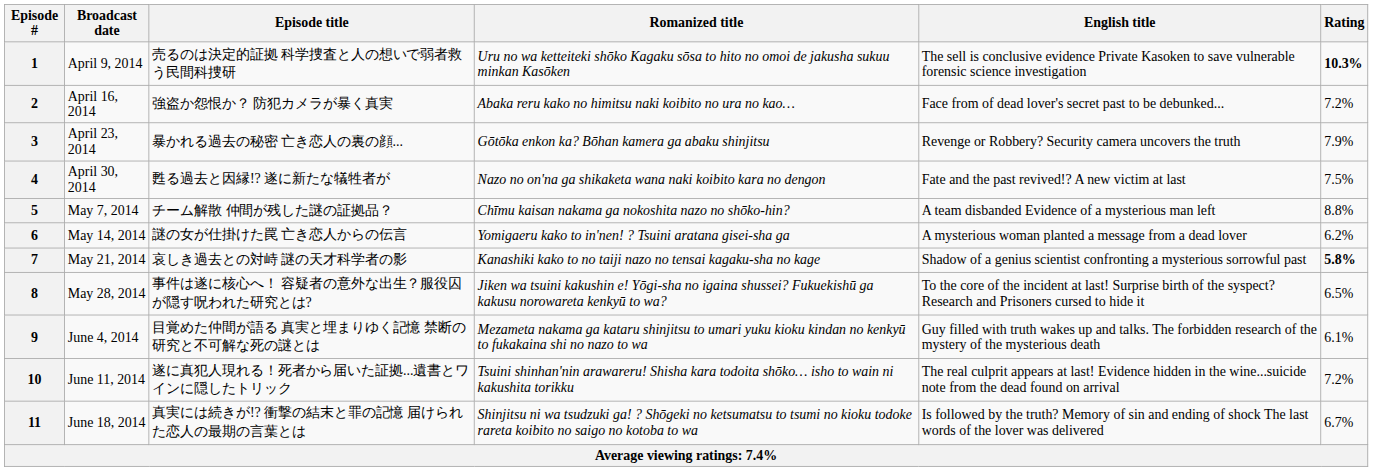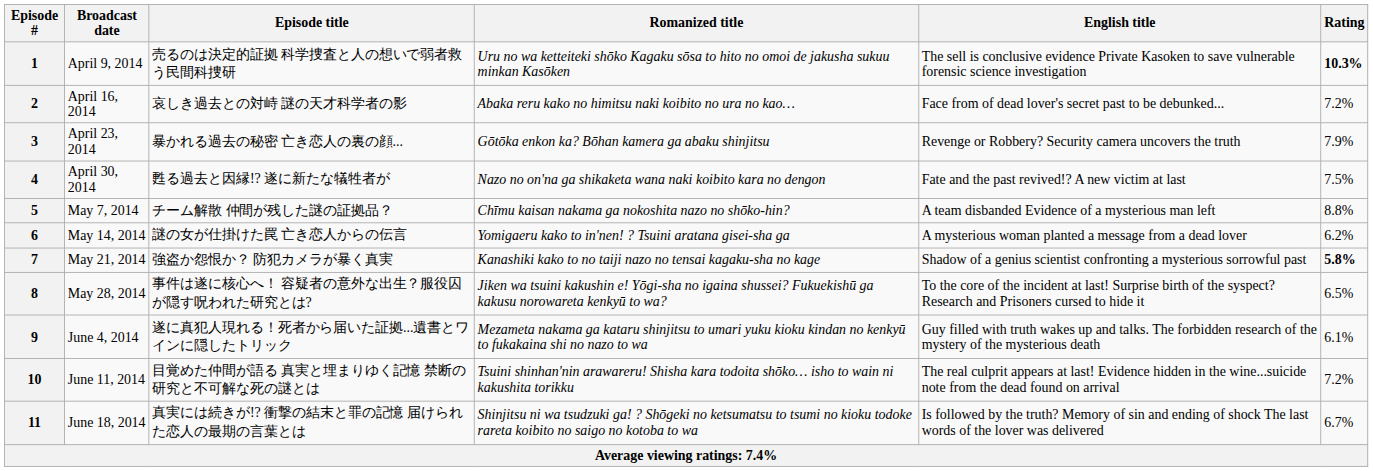(273, 103) 強盗か怨恨か？ 防犯カメラが暴く真実 -> (279, 103) 哀しき過去との対峙 謎の天才科学者の影
(279, 259) 哀しき過去との対峙 謎の天才科学者の影 -> (273, 259) 強盗か怨恨か？ 防犯カメラが暴く真実
(309, 336) 目覚めた仲間が語る 真実と埋まりゆく記憶 禁断の研究と不可解な死の謎とは -> (311, 336) 遂に真犯人現れる！死者から届いた証拠...遺書とワインに隠したトリック
(311, 379) 遂に真犯人現れる！死者から届いた証拠...遺書とワインに隠したトリック -> (309, 379) 目覚めた仲間が語る 真実と埋まりゆく記憶 禁断の研究と不可解な死の謎とは
